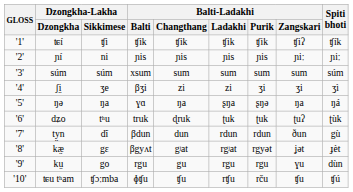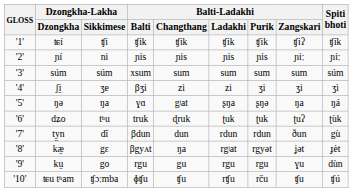(181, 103) ŋa -> (181, 103) gʲat
(181, 149) gʲat -> (181, 149) ŋa
